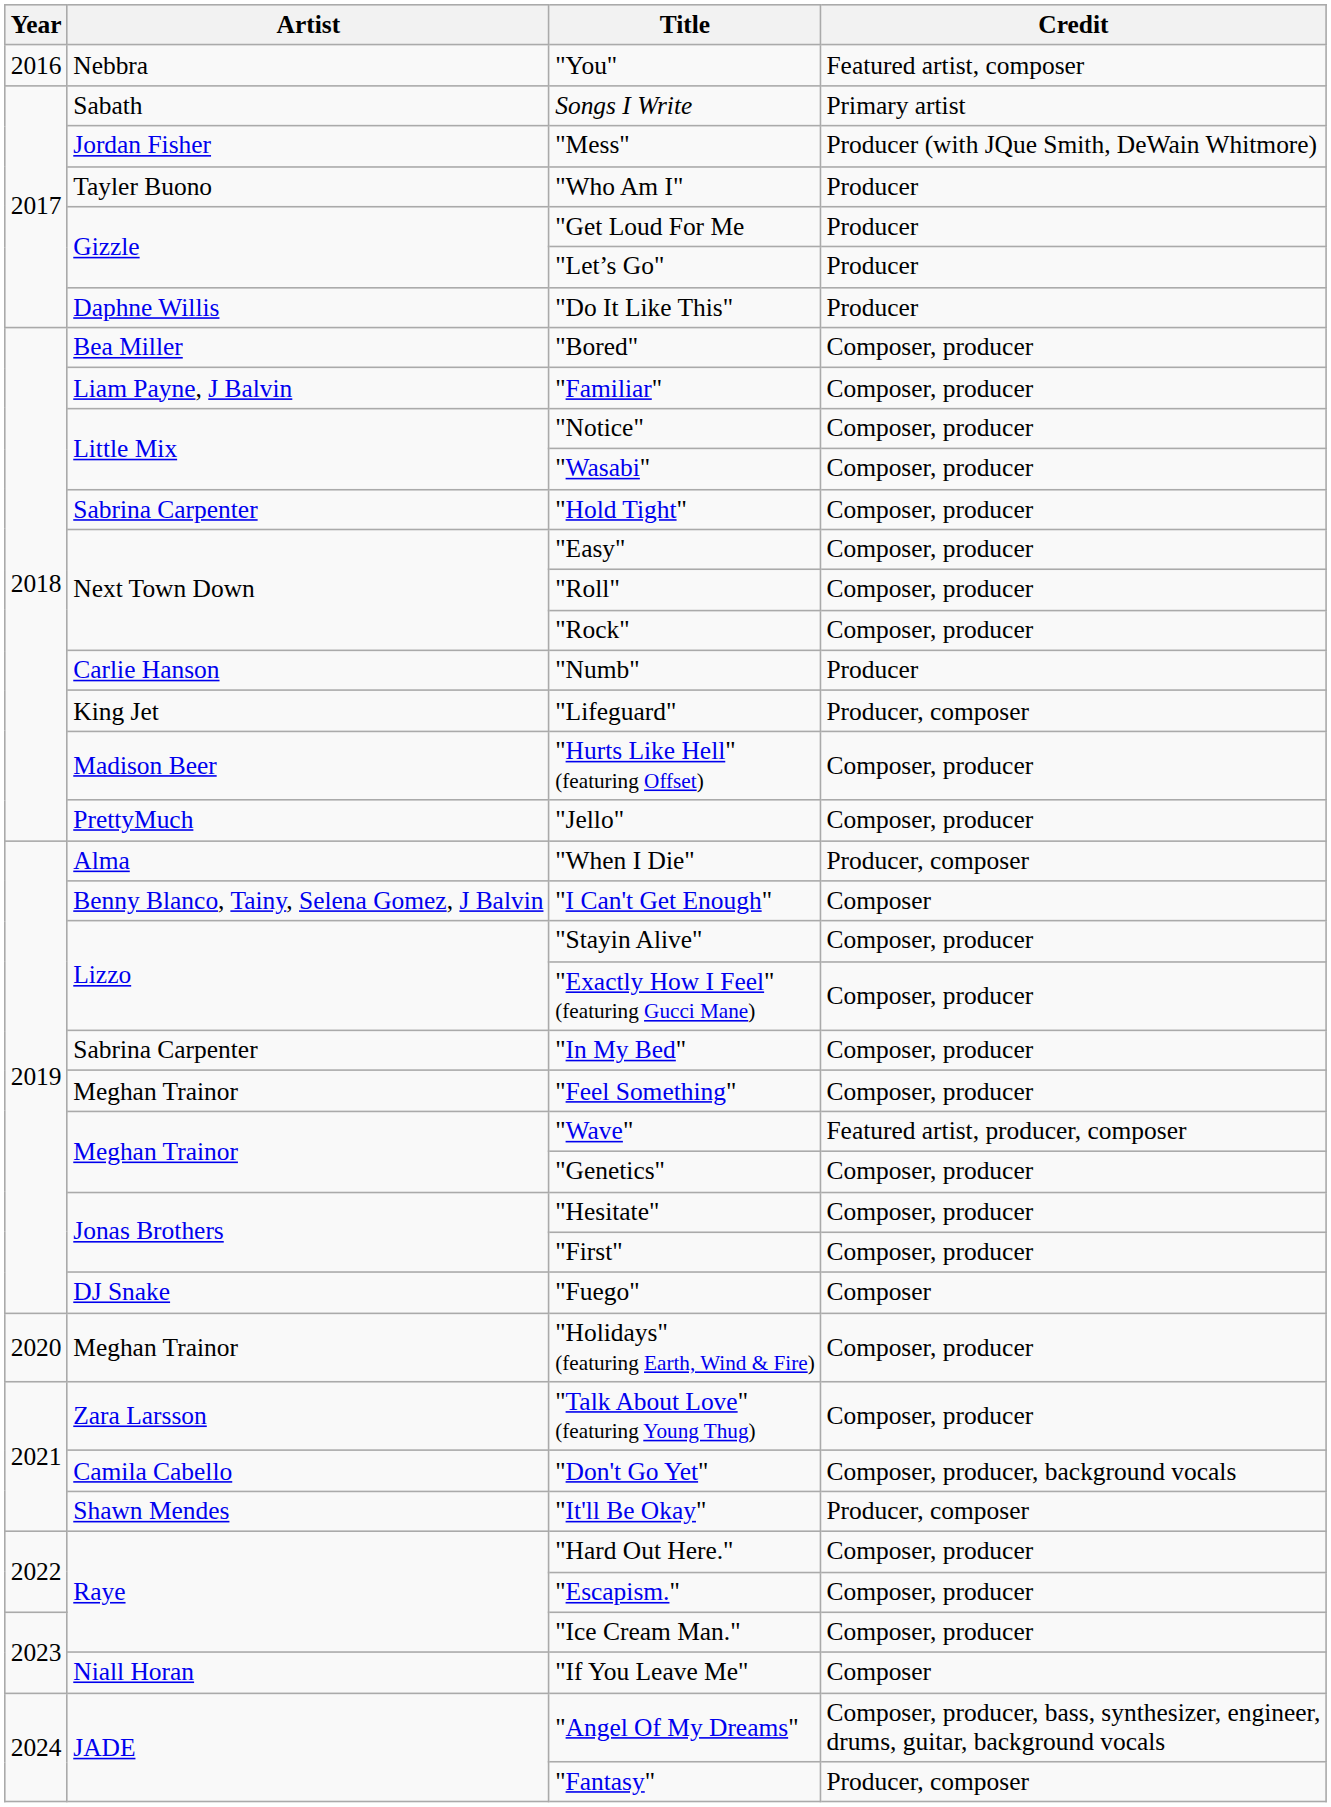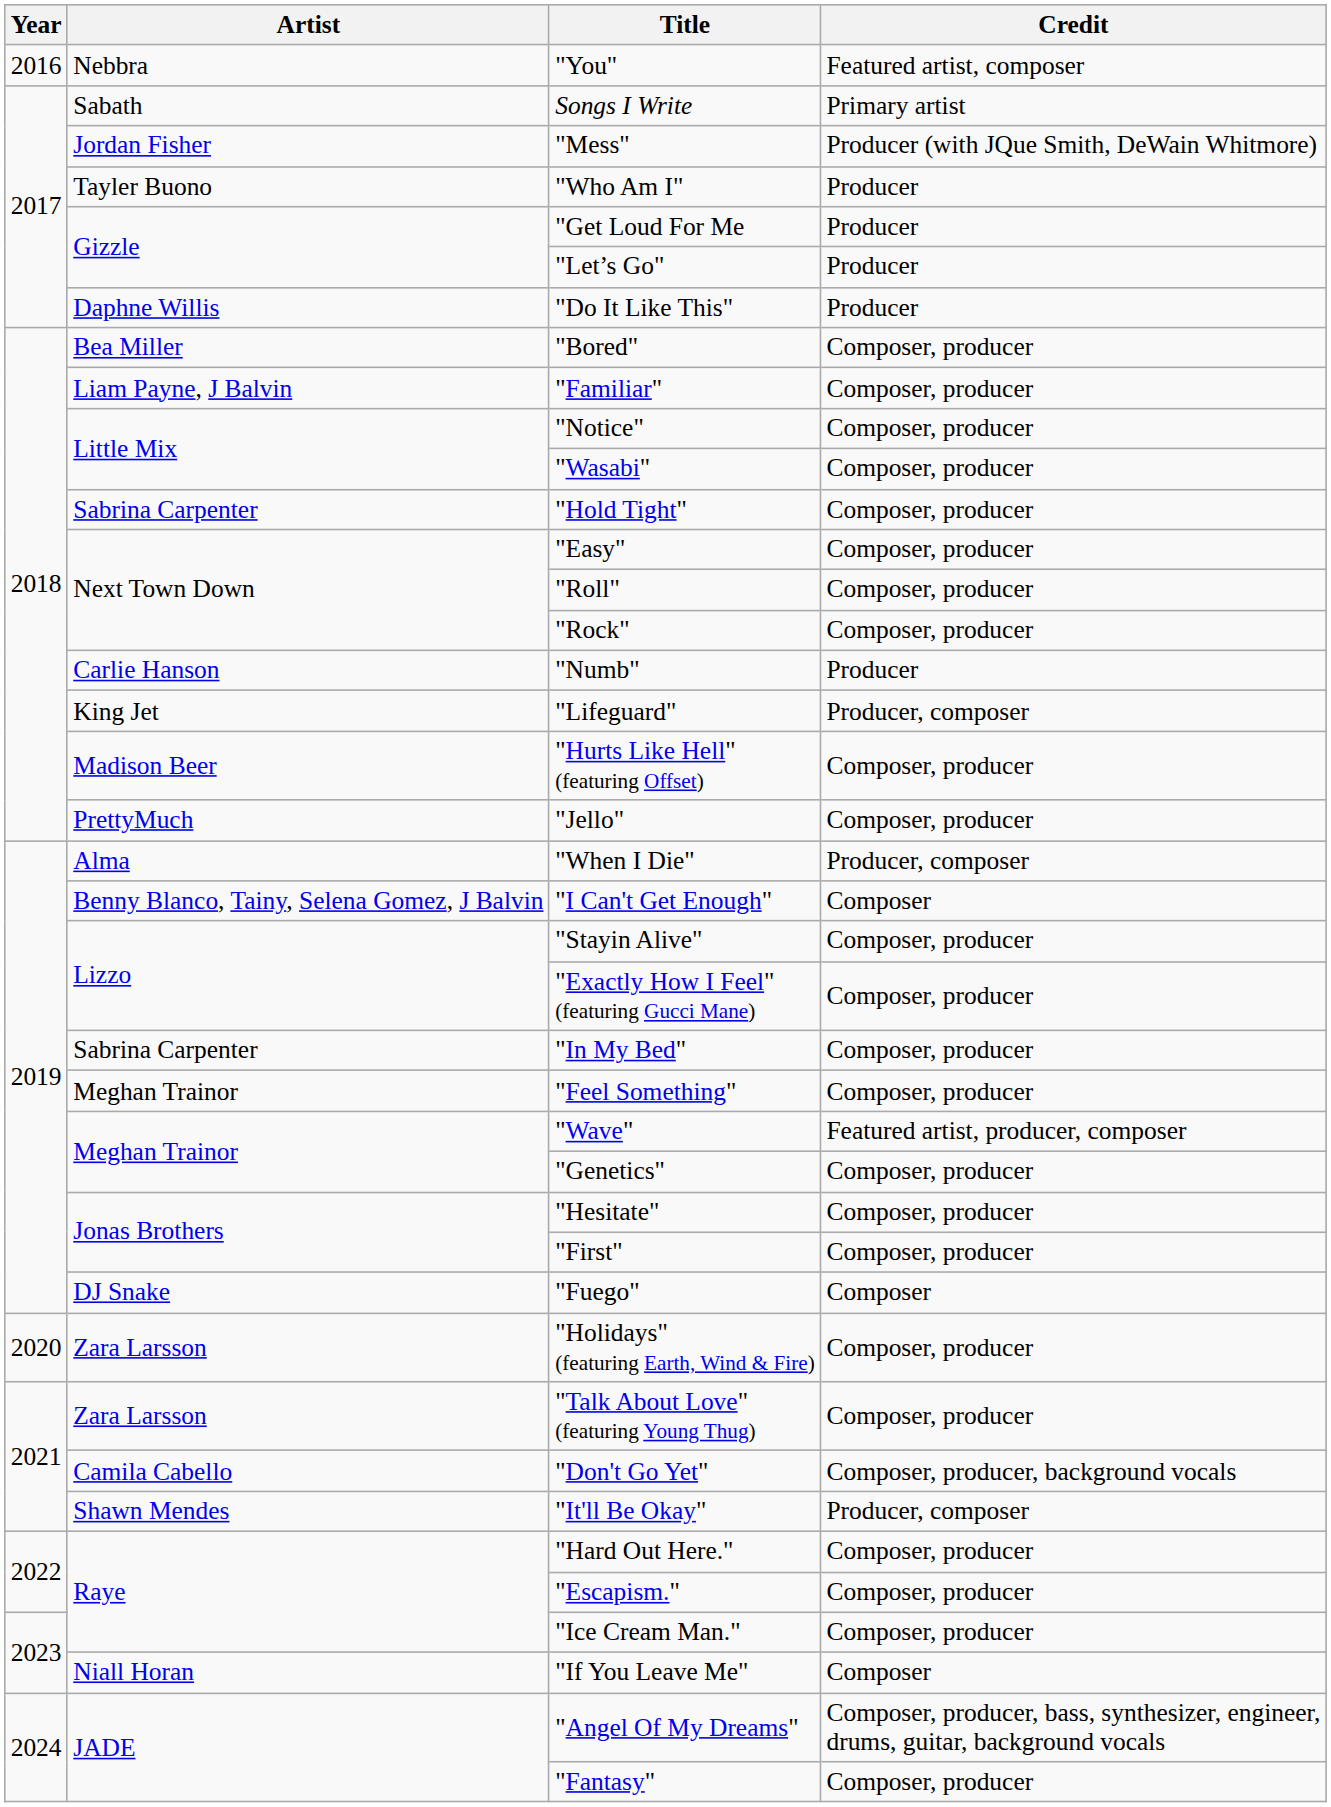(156, 1346) Meghan Trainor -> (140, 1346) Zara Larsson
(928, 1781) Producer, composer -> (930, 1781) Composer, producer
